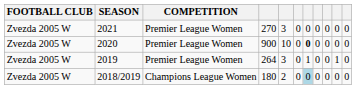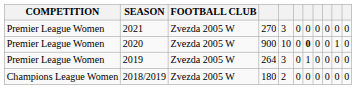columns swapped: (201, 12) <-> (50, 12)
(337, 44) 0 -> (337, 44) 1
(337, 60) 1 -> (337, 60) 0
(308, 76) lightblue background -> (308, 76) no background
